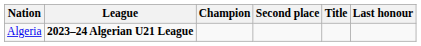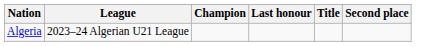columns swapped: (288, 13) <-> (383, 13)
(120, 32) bold -> (118, 32) normal
